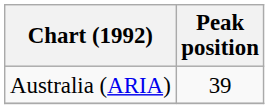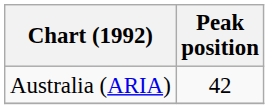(220, 84) 39 -> (220, 84) 42
